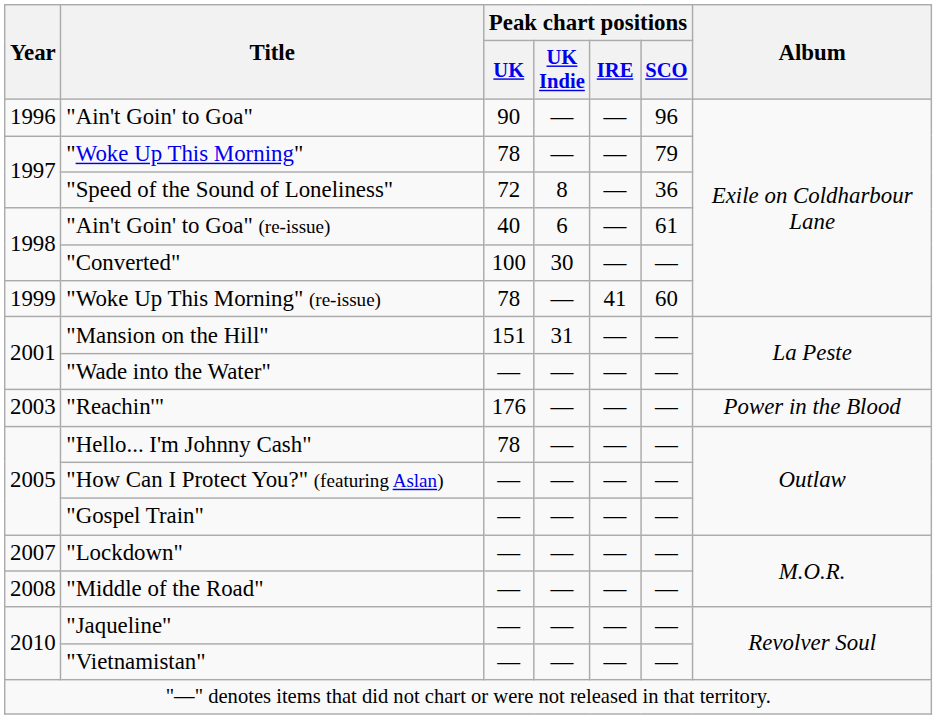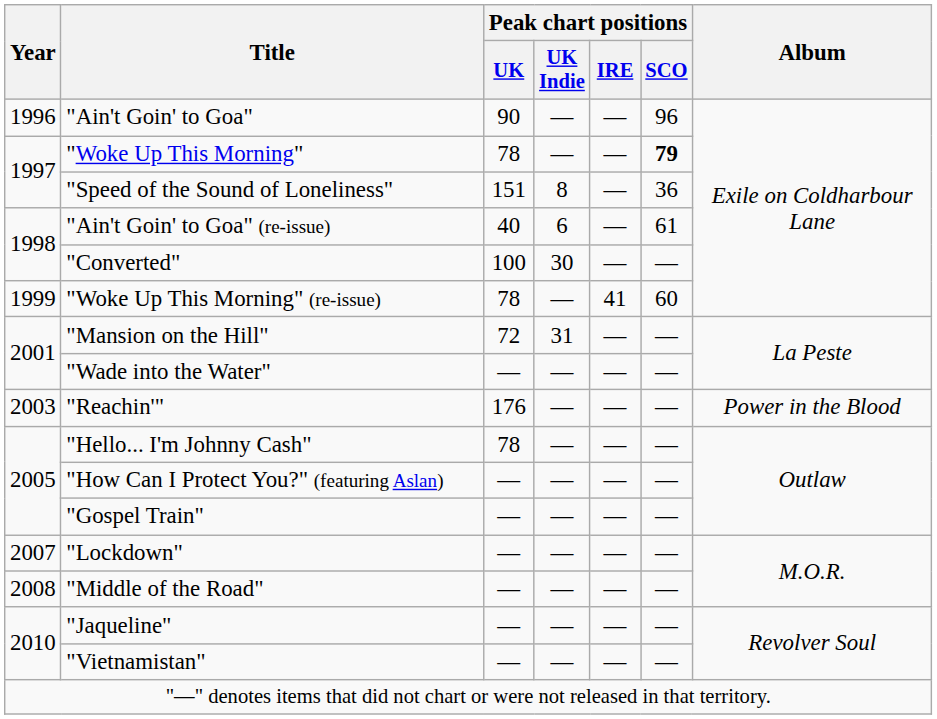(666, 153) normal -> (666, 153) bold
(509, 189) 72 -> (509, 189) 151
(509, 334) 151 -> (509, 334) 72
